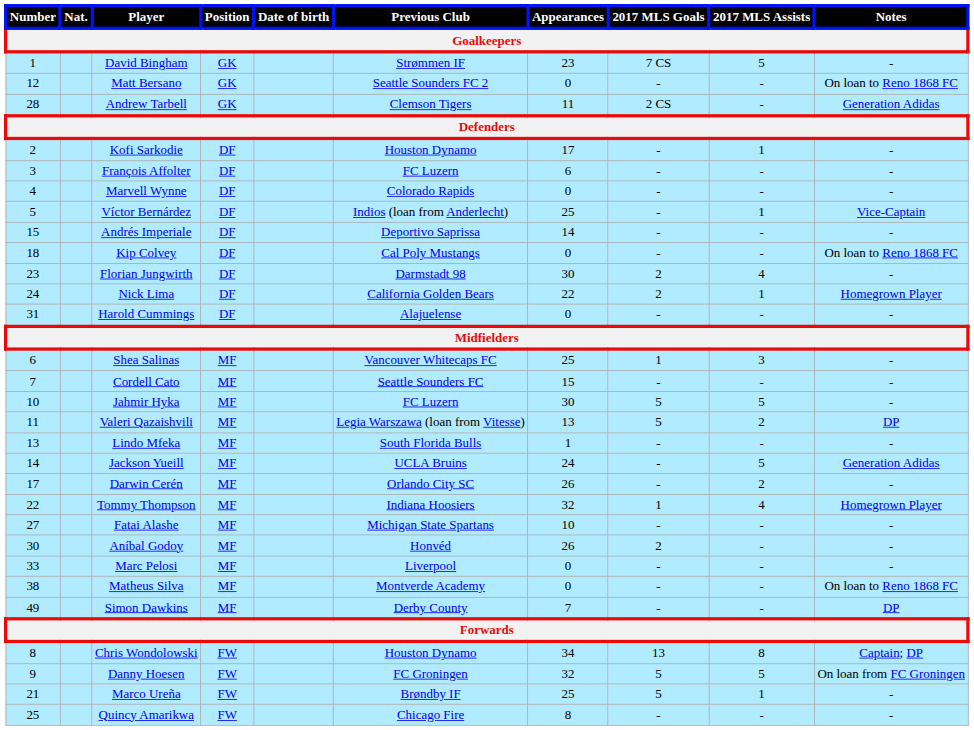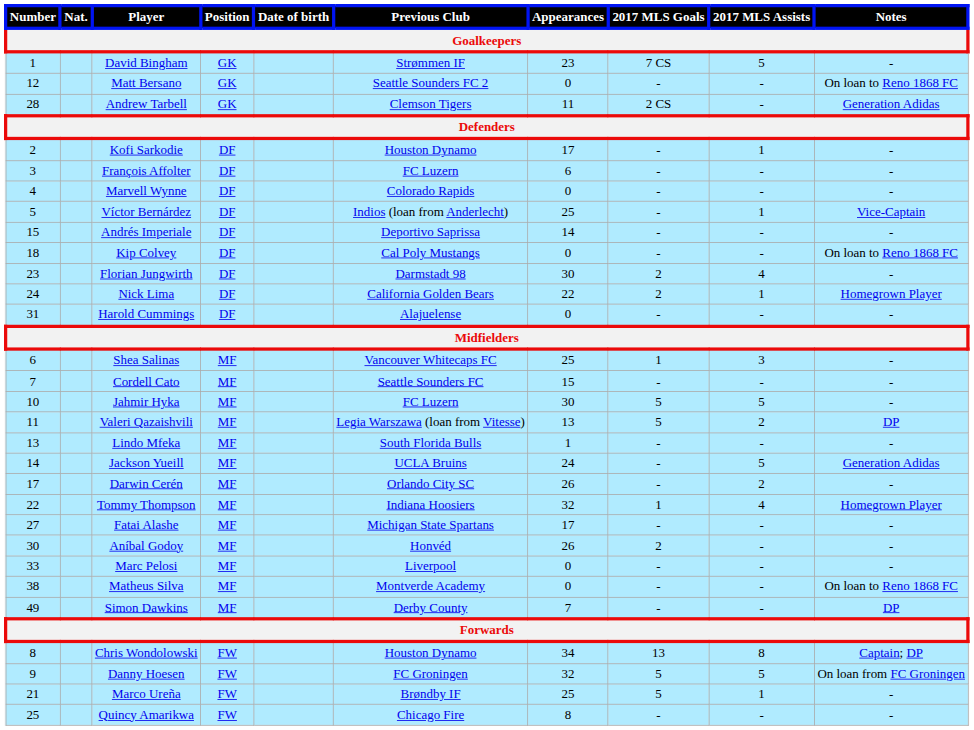(568, 525) 10 -> (568, 525) 17
